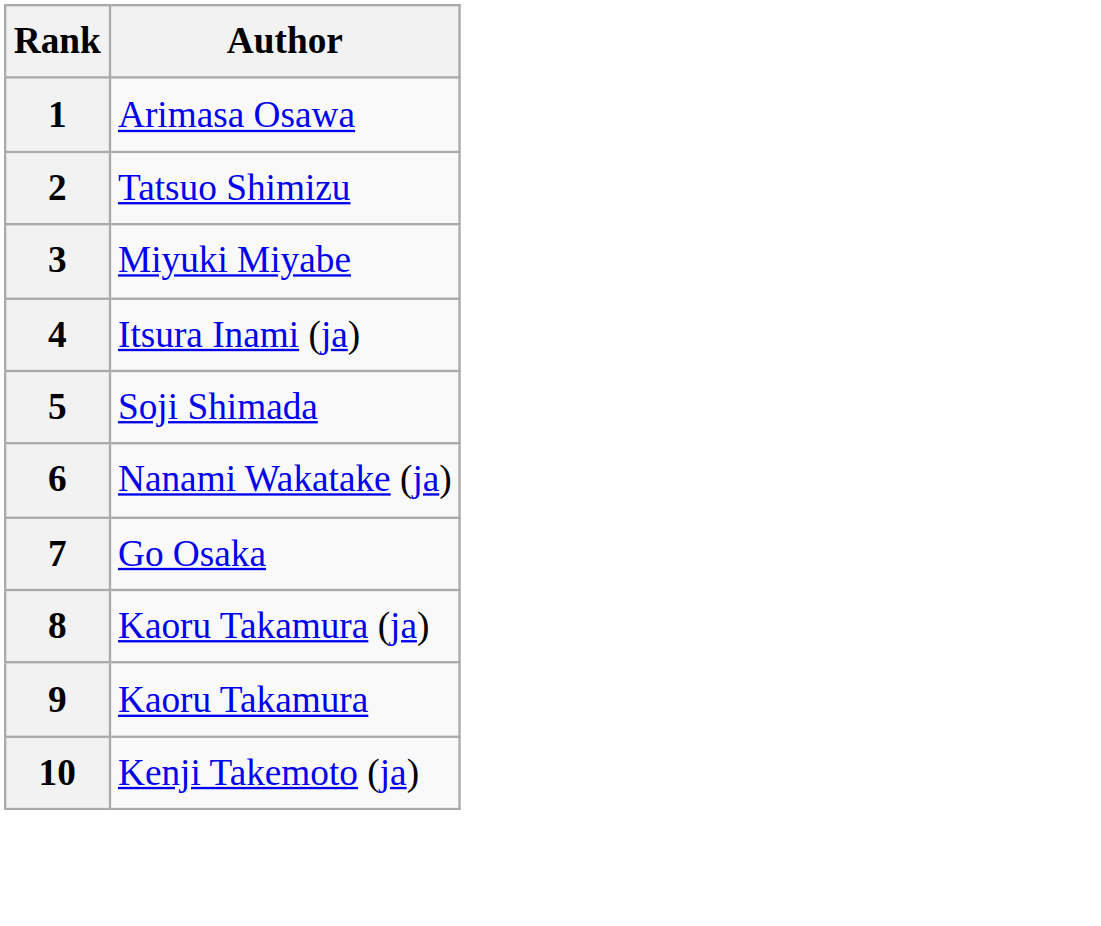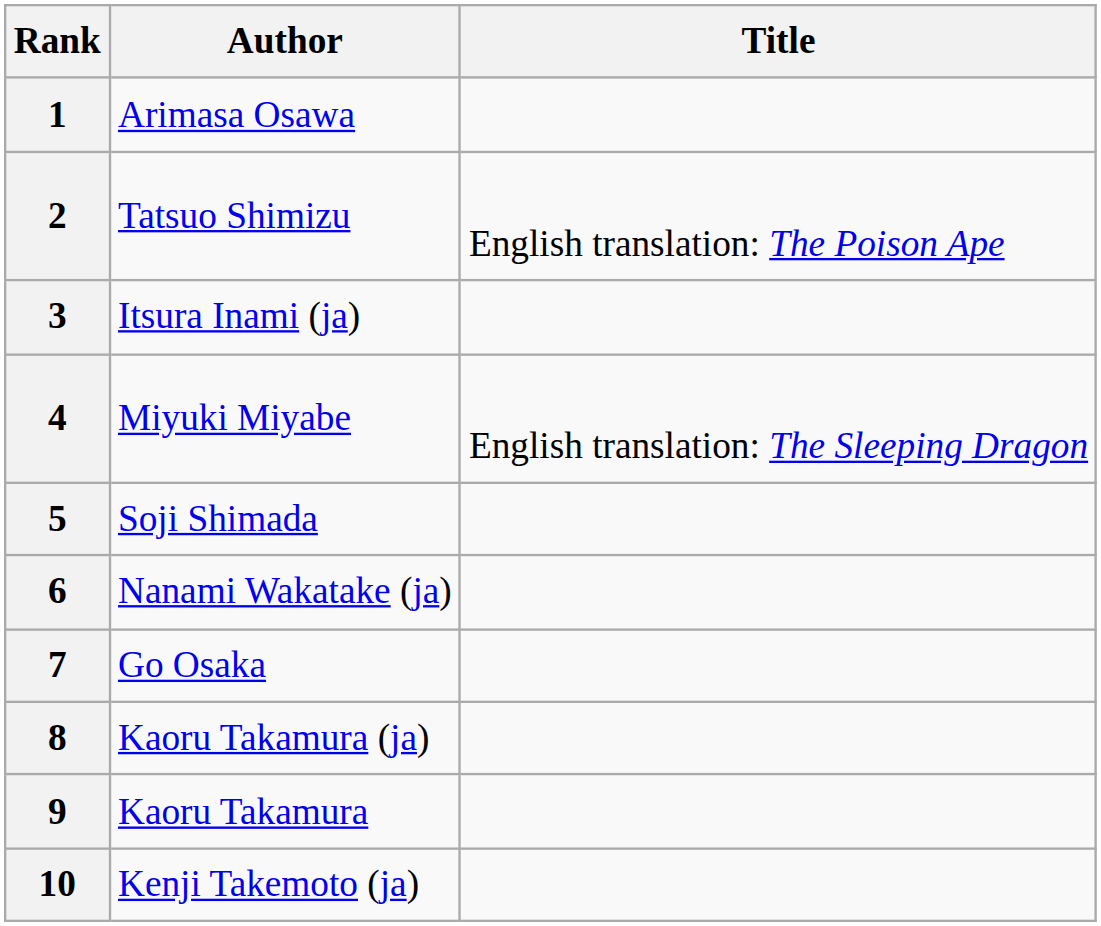+ column: (778, 41)
(234, 260) Miyuki Miyabe -> (239, 316) Itsura Inami (ja)
(239, 333) Itsura Inami (ja) -> (234, 417) Miyuki Miyabe
